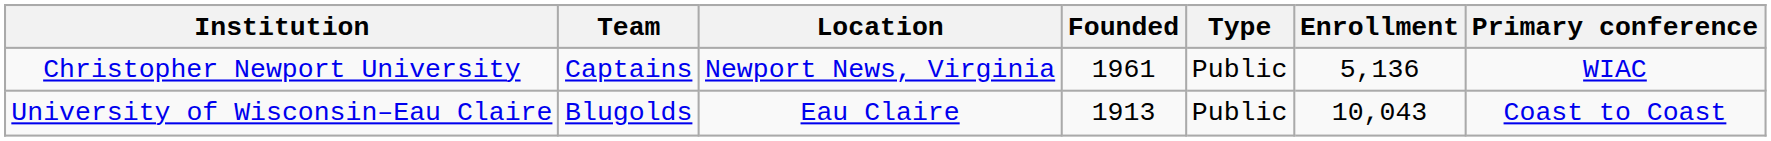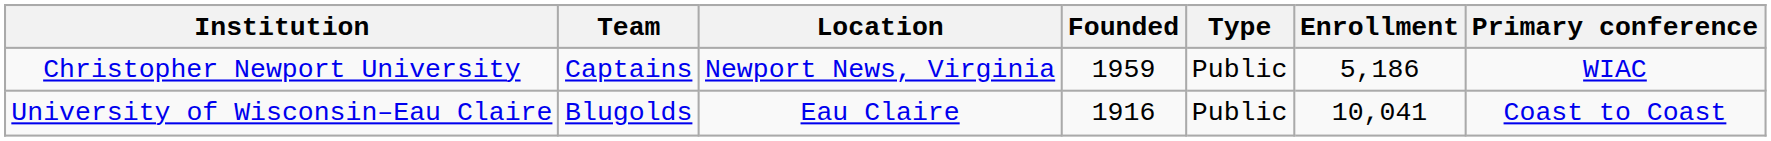(1123, 70) 1961 -> (1123, 70) 1959
(1380, 70) 5,136 -> (1380, 70) 5,186
(1123, 113) 1913 -> (1123, 113) 1916
(1380, 113) 10,043 -> (1380, 113) 10,041
